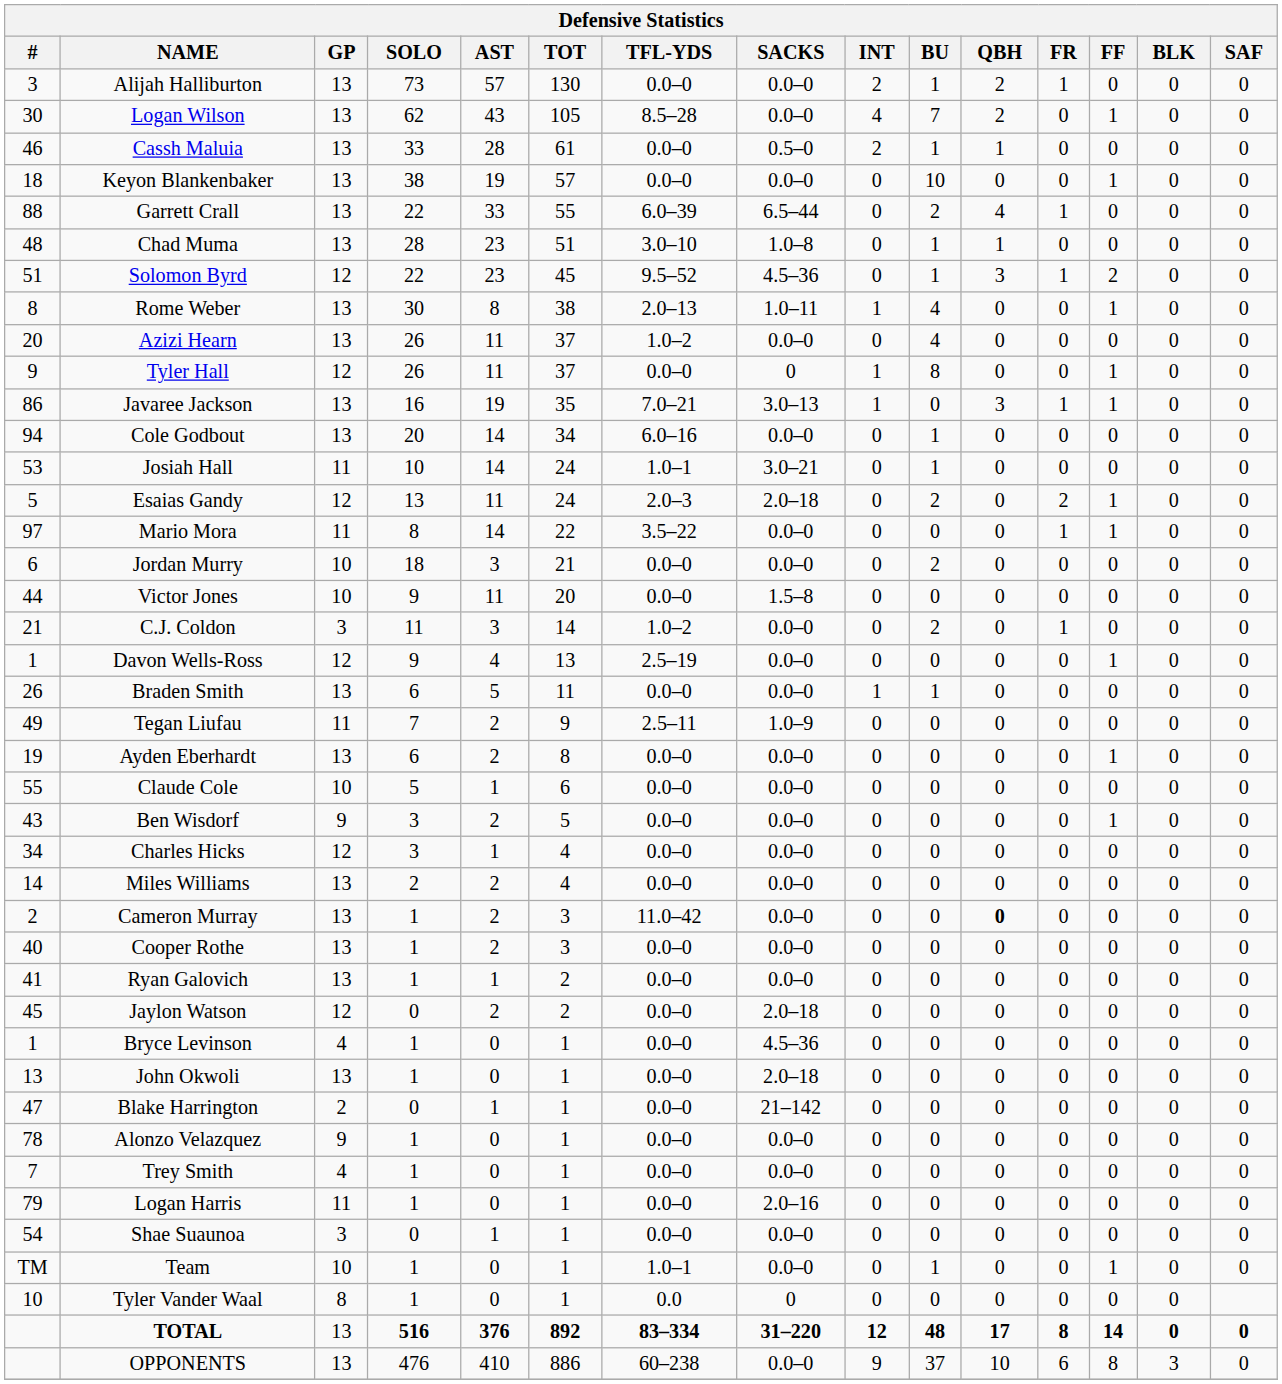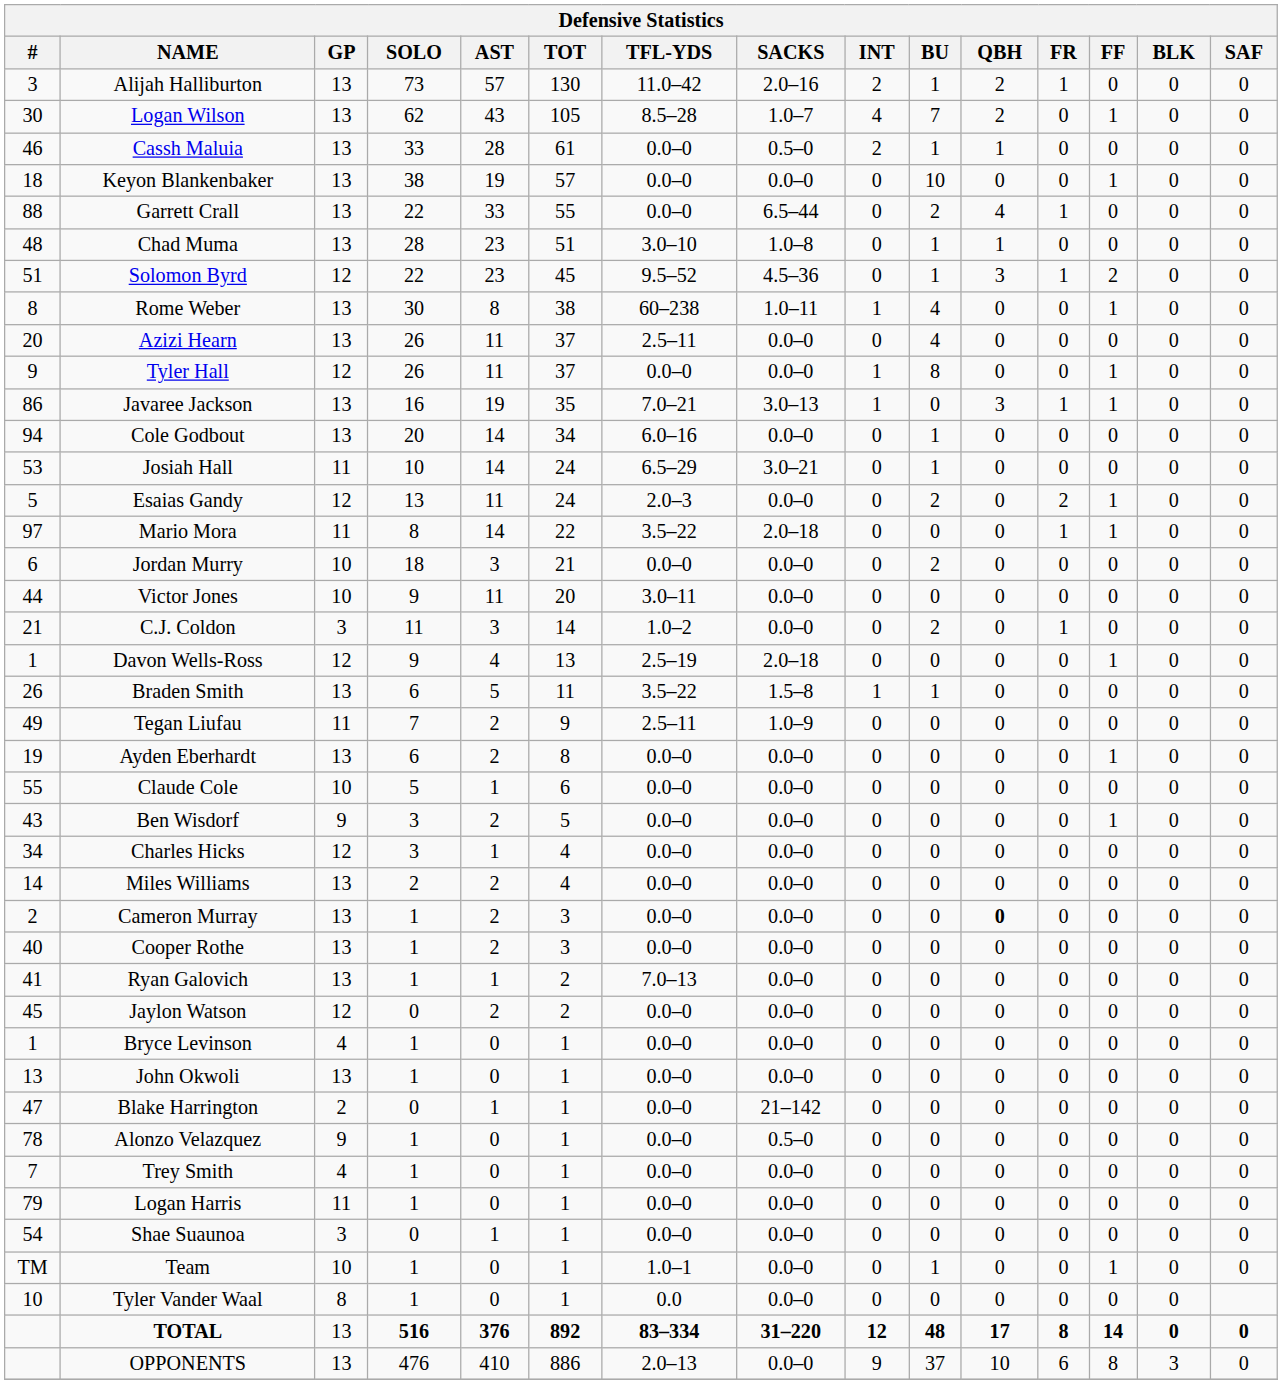(669, 84) 0.0–0 -> (669, 84) 11.0–42
(791, 84) 0.0–0 -> (791, 84) 2.0–16
(791, 116) 0.0–0 -> (791, 116) 1.0–7
(669, 212) 6.0–39 -> (669, 212) 0.0–0
(669, 308) 2.0–13 -> (669, 308) 60–238
(669, 340) 1.0–2 -> (669, 340) 2.5–11
(791, 372) 0 -> (791, 372) 0.0–0
(669, 468) 1.0–1 -> (669, 468) 6.5–29
(791, 500) 2.0–18 -> (791, 500) 0.0–0
(791, 532) 0.0–0 -> (791, 532) 2.0–18
(669, 595) 0.0–0 -> (669, 595) 3.0–11
(791, 595) 1.5–8 -> (791, 595) 0.0–0
(791, 659) 0.0–0 -> (791, 659) 2.0–18
(669, 691) 0.0–0 -> (669, 691) 3.5–22
(791, 691) 0.0–0 -> (791, 691) 1.5–8
(669, 915) 11.0–42 -> (669, 915) 0.0–0
(669, 979) 0.0–0 -> (669, 979) 7.0–13
(791, 1011) 2.0–18 -> (791, 1011) 0.0–0
(791, 1043) 4.5–36 -> (791, 1043) 0.0–0
(791, 1075) 2.0–18 -> (791, 1075) 0.0–0
(791, 1139) 0.0–0 -> (791, 1139) 0.5–0
(791, 1203) 2.0–16 -> (791, 1203) 0.0–0
(791, 1299) 0 -> (791, 1299) 0.0–0
(669, 1363) 60–238 -> (669, 1363) 2.0–13
